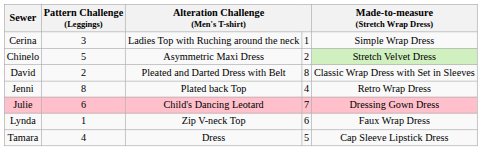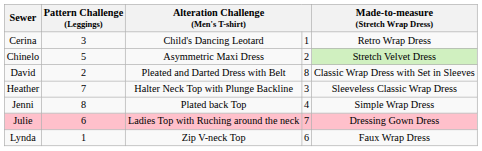(214, 40) Ladies Top with Ruching around the neck -> (214, 40) Child's Dancing Leotard
(394, 40) Simple Wrap Dress -> (394, 40) Retro Wrap Dress
+ row: (23, 89)
(394, 89) Retro Wrap Dress -> (394, 105) Simple Wrap Dress
(214, 105) Child's Dancing Leotard -> (214, 121) Ladies Top with Ruching around the neck
- row: (23, 137)
